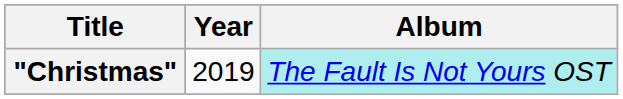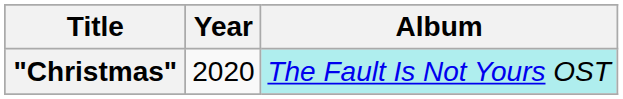(223, 71) 2019 -> (223, 71) 2020
